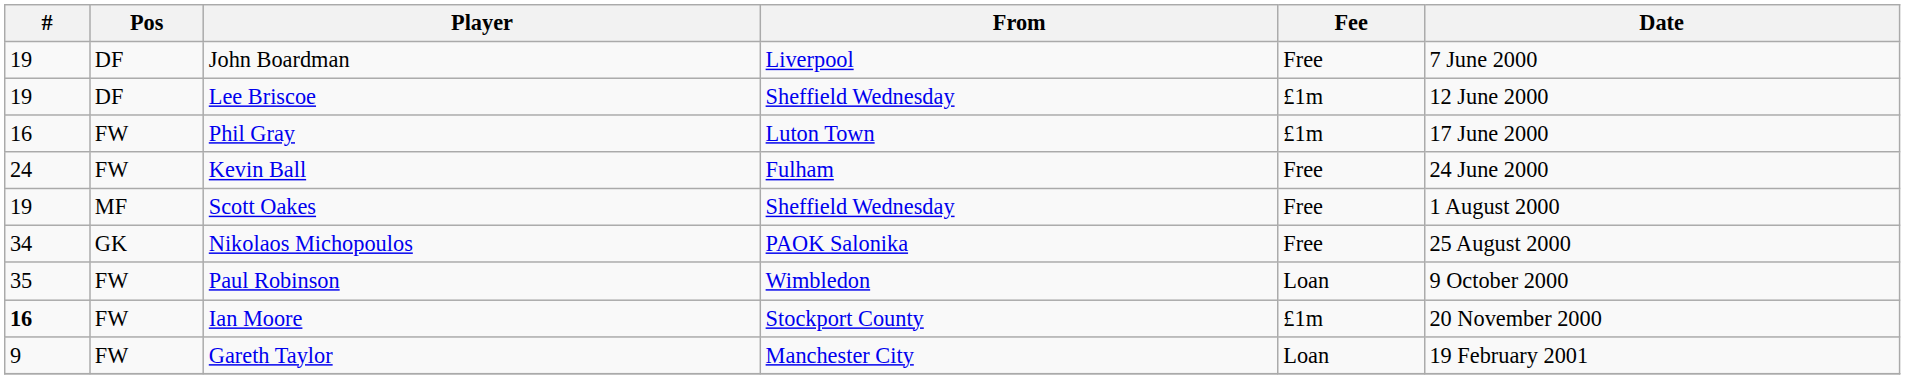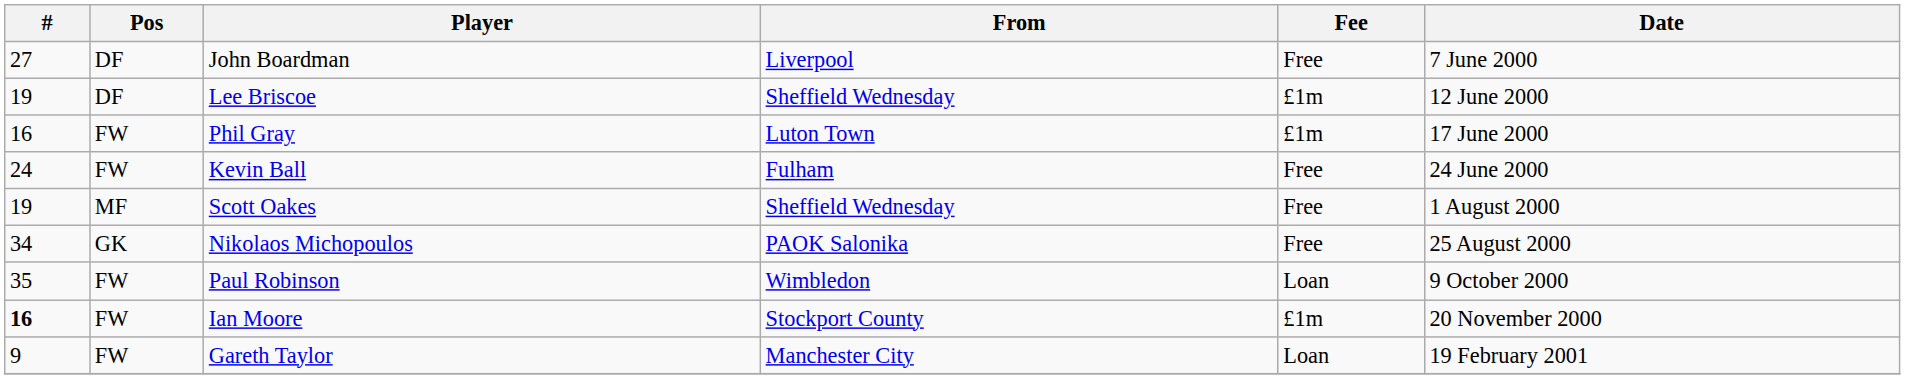(21, 59) 19 -> (21, 59) 27
